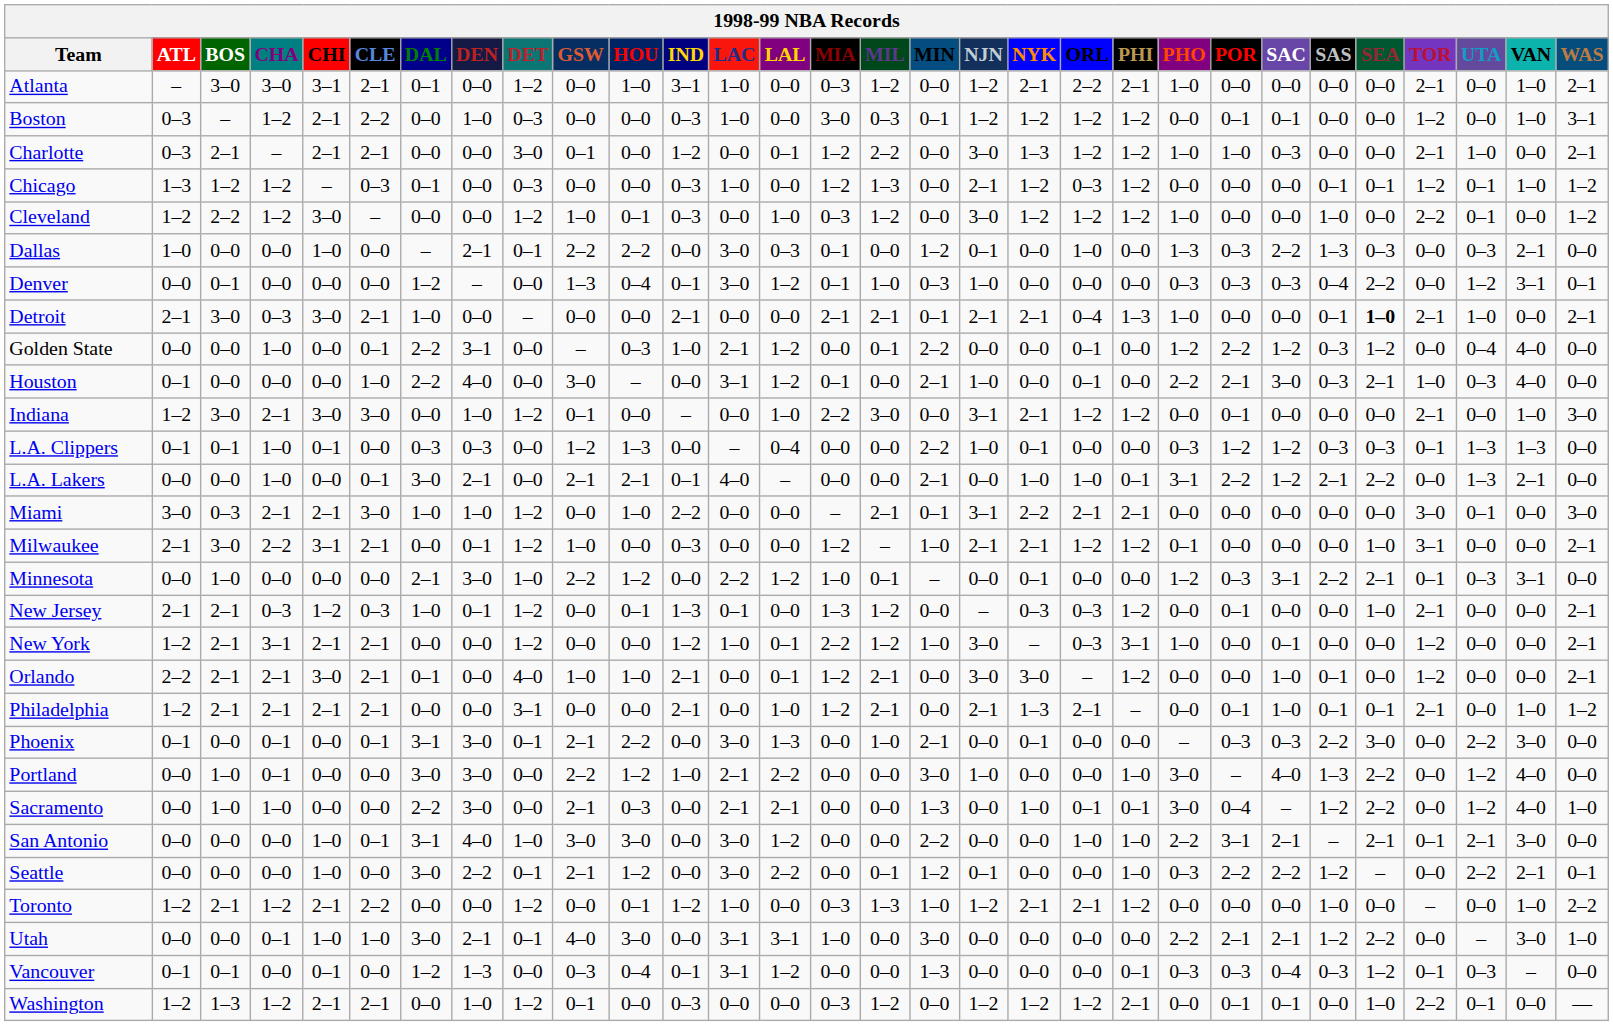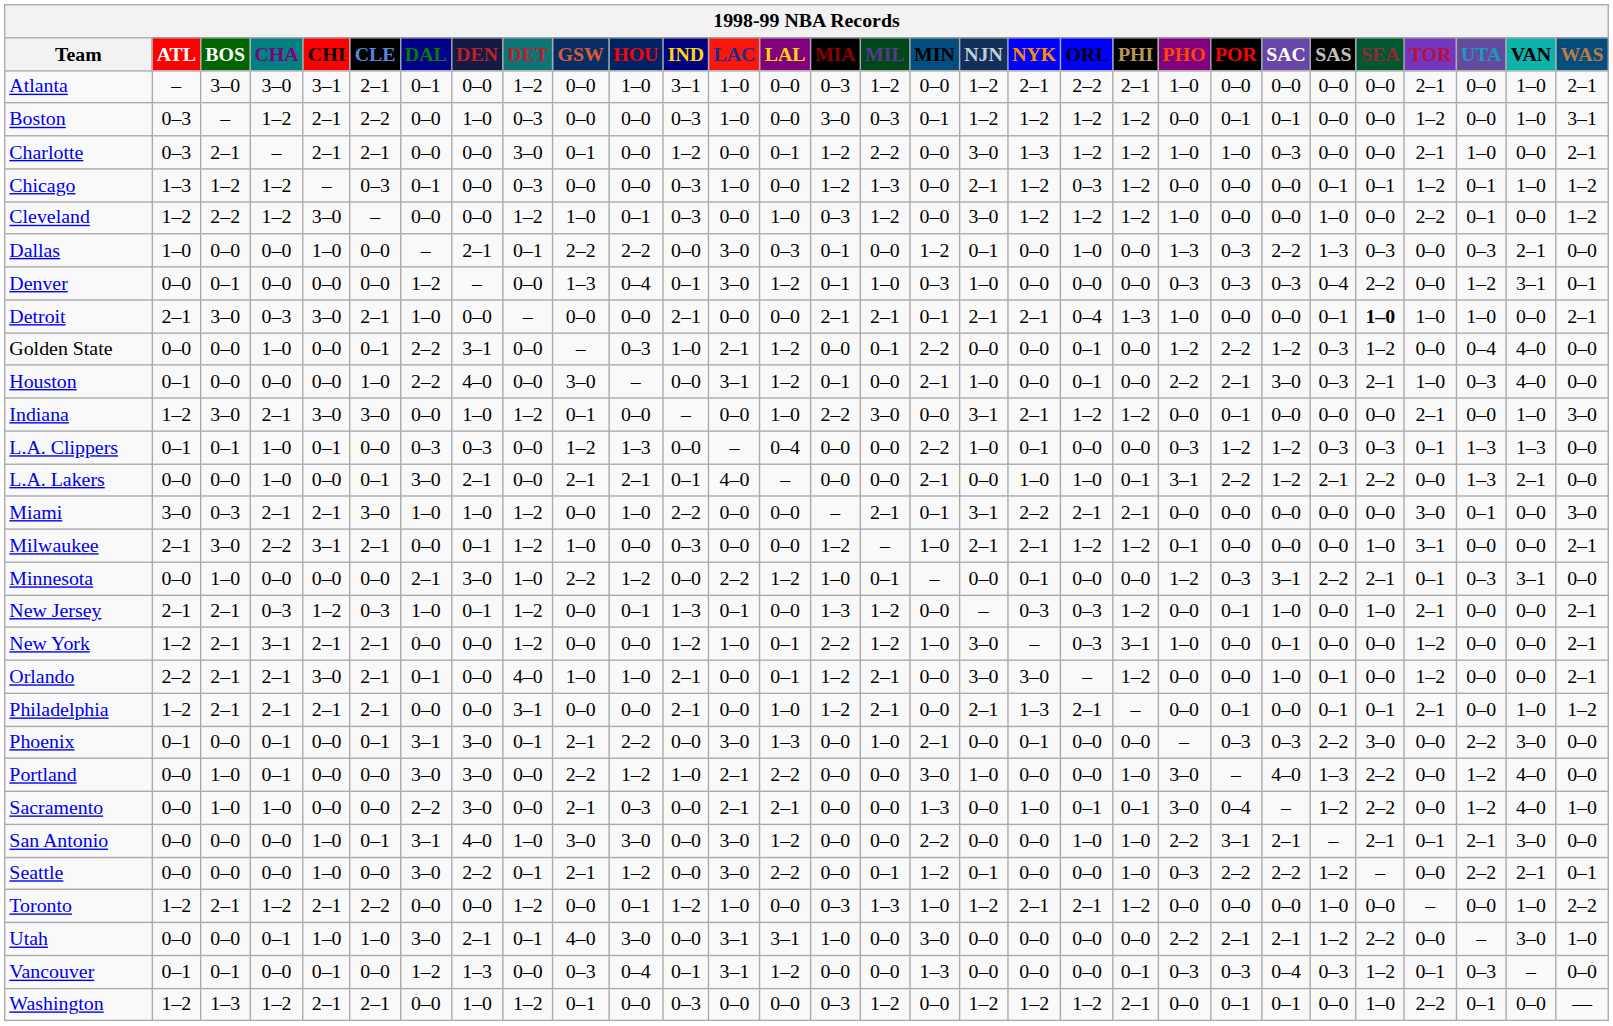(1430, 316) 2–1 -> (1430, 316) 1–0
(1286, 611) 0–0 -> (1286, 611) 1–0
(1286, 709) 1–0 -> (1286, 709) 0–0
